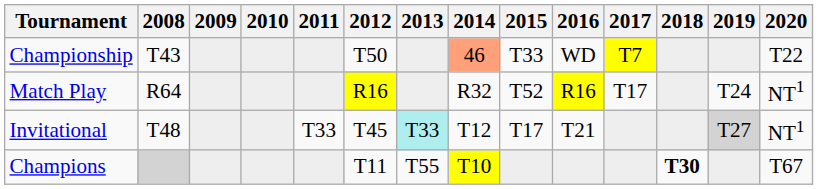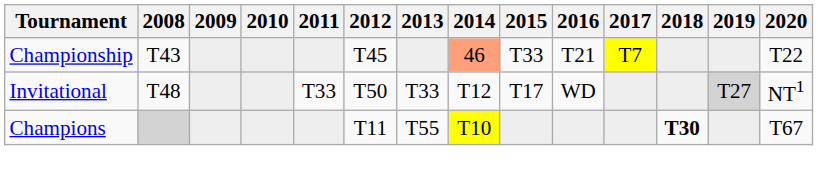(370, 54) T50 -> (370, 54) T45
(578, 54) WD -> (578, 54) T21
- row: (58, 91)
(370, 130) T45 -> (370, 91) T50
(422, 130) paleturquoise background -> (422, 91) no background
(578, 130) T21 -> (578, 91) WD
